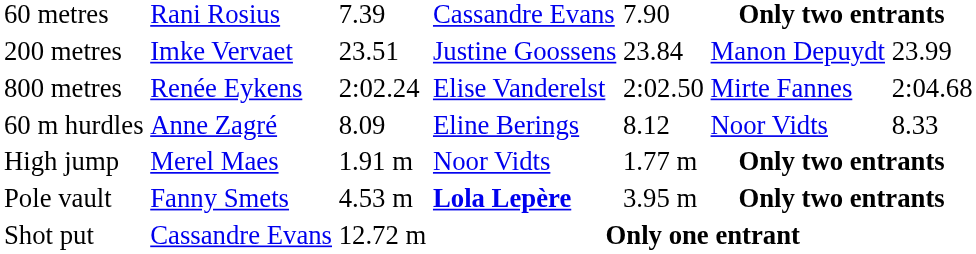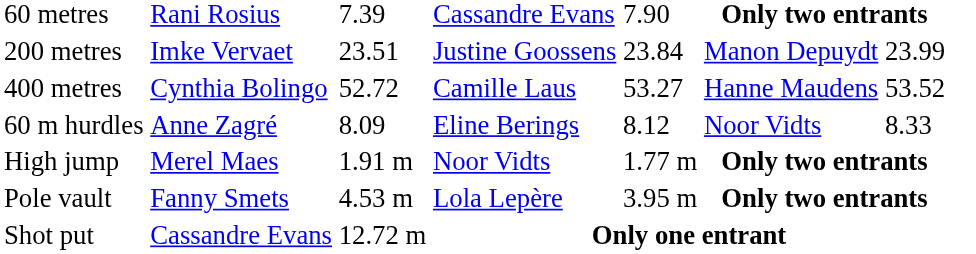+ row: (63, 88)
- row: (63, 88)
(502, 198) bold -> (498, 198) normal
